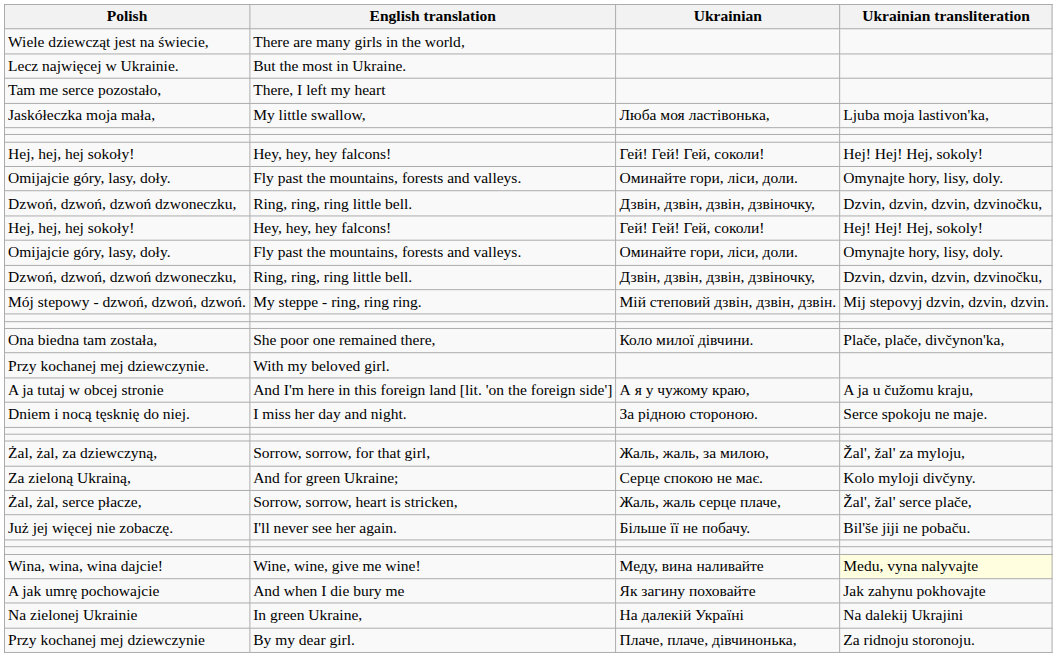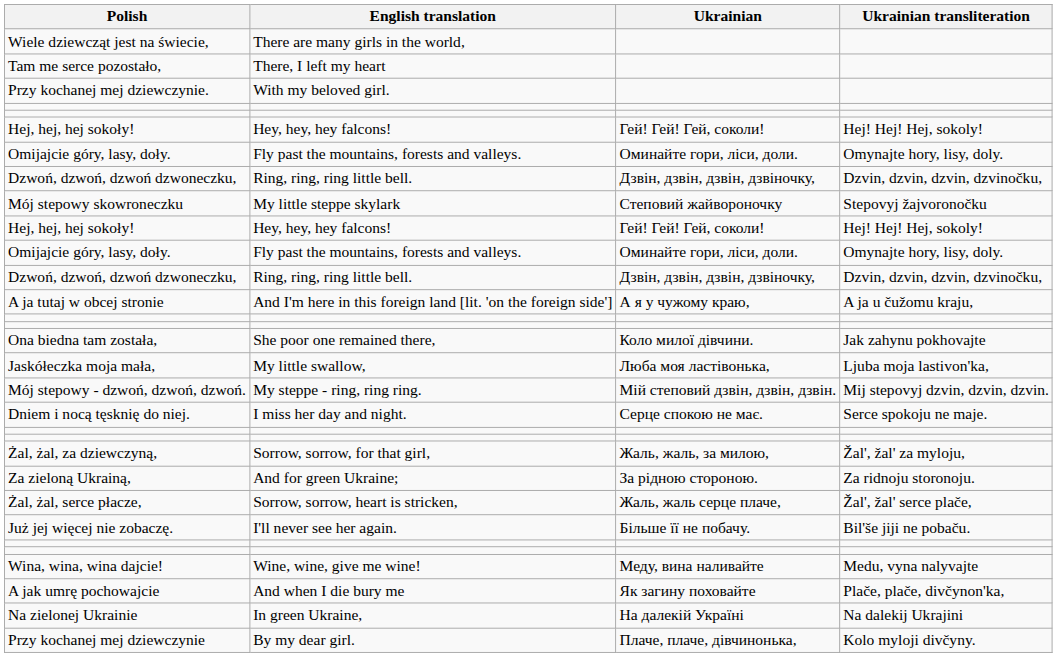- row: (93, 66)
rows swapped: (108, 365) <-> (82, 115)
+ row: (96, 203)
rows swapped: (127, 301) <-> (86, 390)
(924, 340) Plače, plače, divčynon'ka, -> (914, 340) Jak zahynu pokhovajte
(689, 414) За рідною стороною. -> (691, 414) Серце спокою не має.
(691, 478) Серце спокою не має. -> (689, 478) За рідною стороною.
(909, 478) Kolo myloji divčyny. -> (909, 478) Za ridnoju storonoju.
(911, 566) lightyellow background -> (911, 566) no background
(914, 590) Jak zahynu pokhovajte -> (924, 590) Plače, plače, divčynon'ka,
(909, 640) Za ridnoju storonoju. -> (909, 640) Kolo myloji divčyny.
